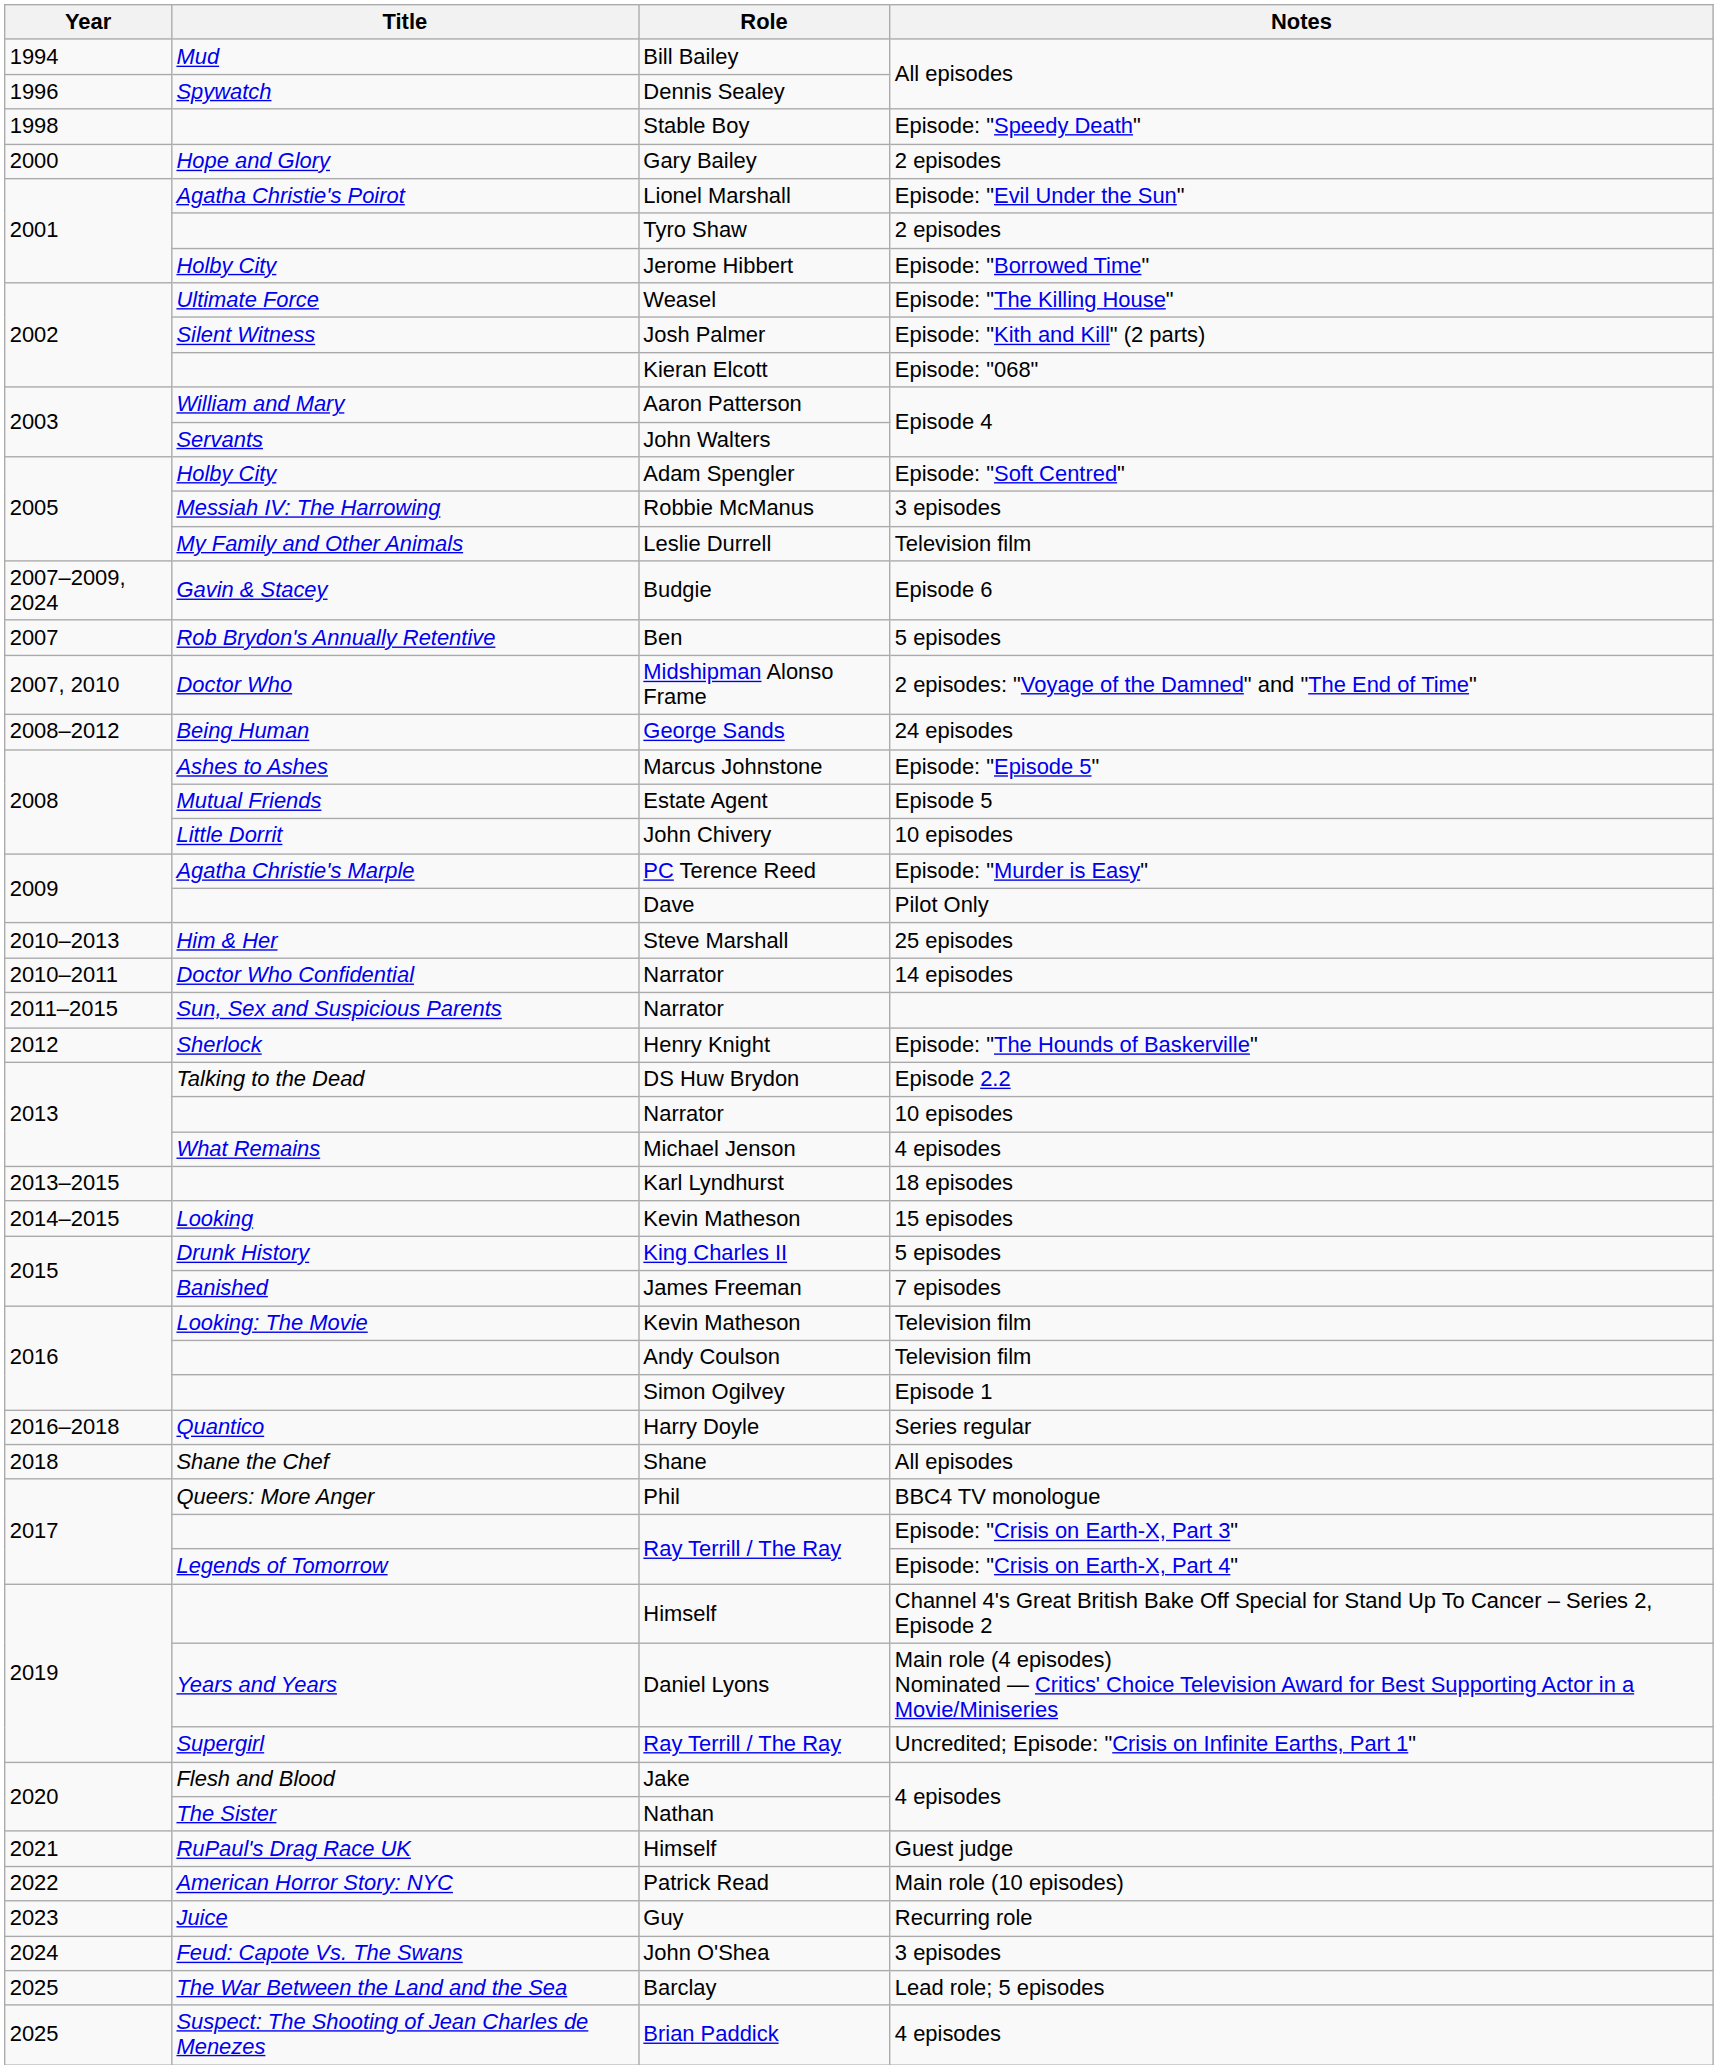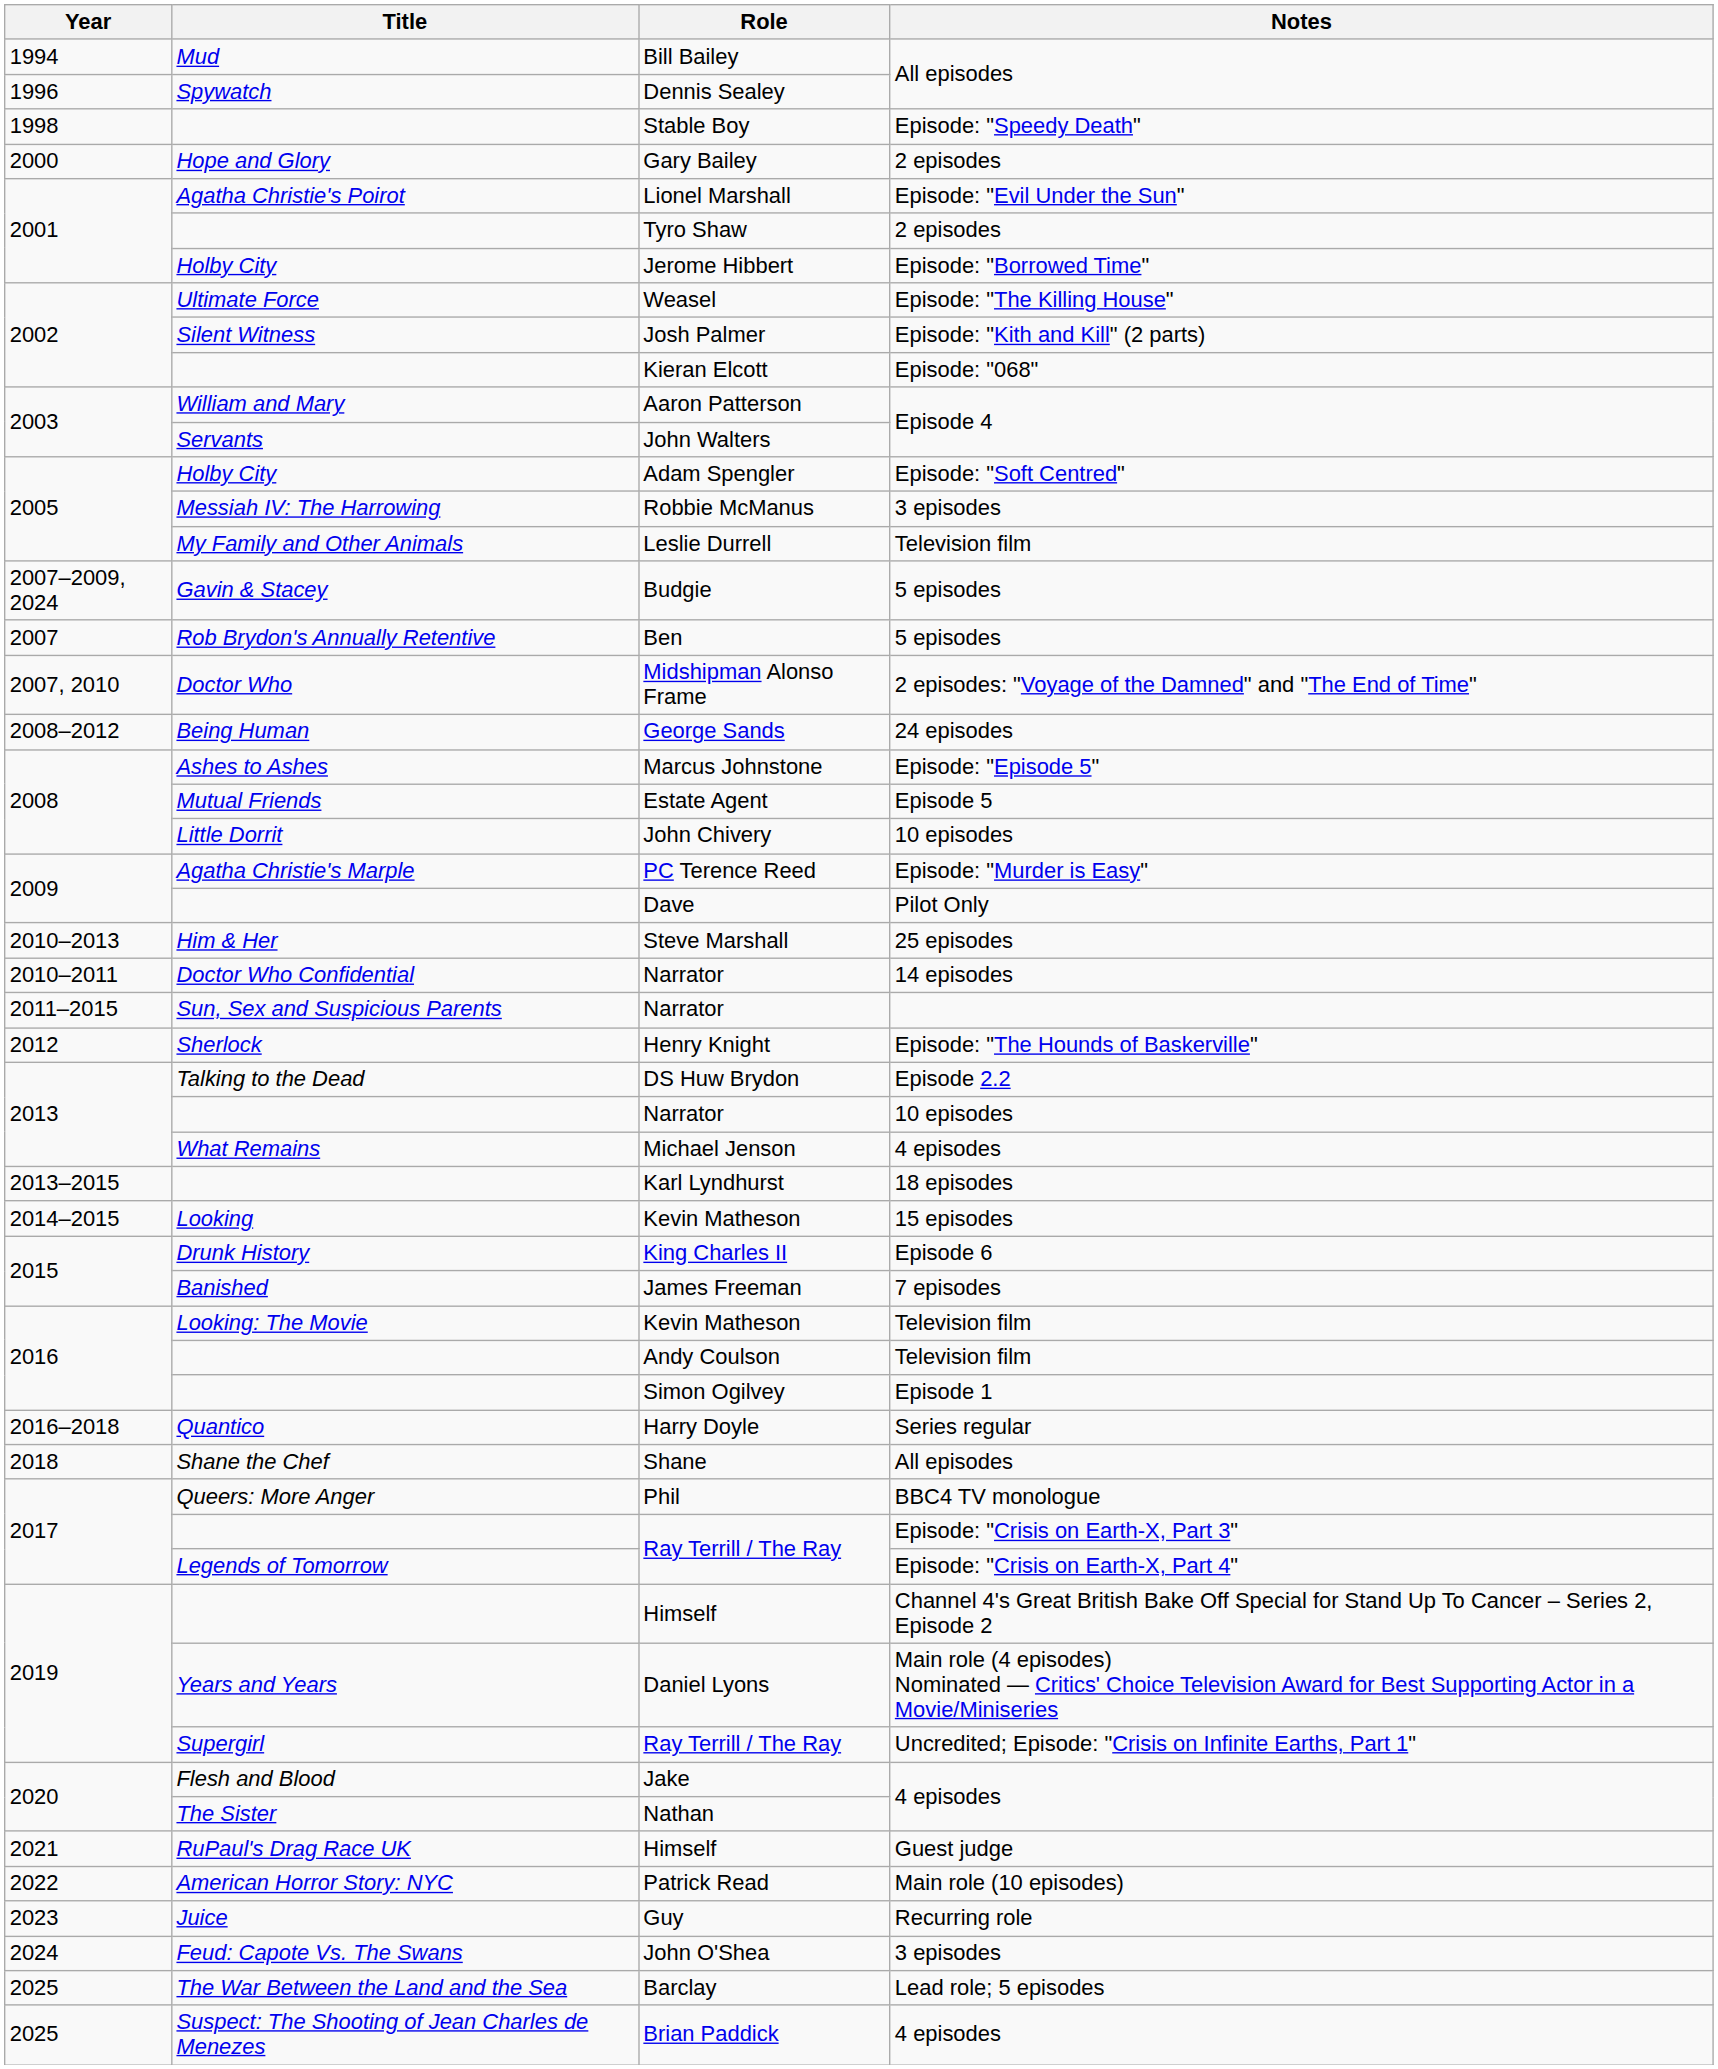(944, 590) Episode 6 -> (948, 590) 5 episodes
(948, 1253) 5 episodes -> (944, 1253) Episode 6
